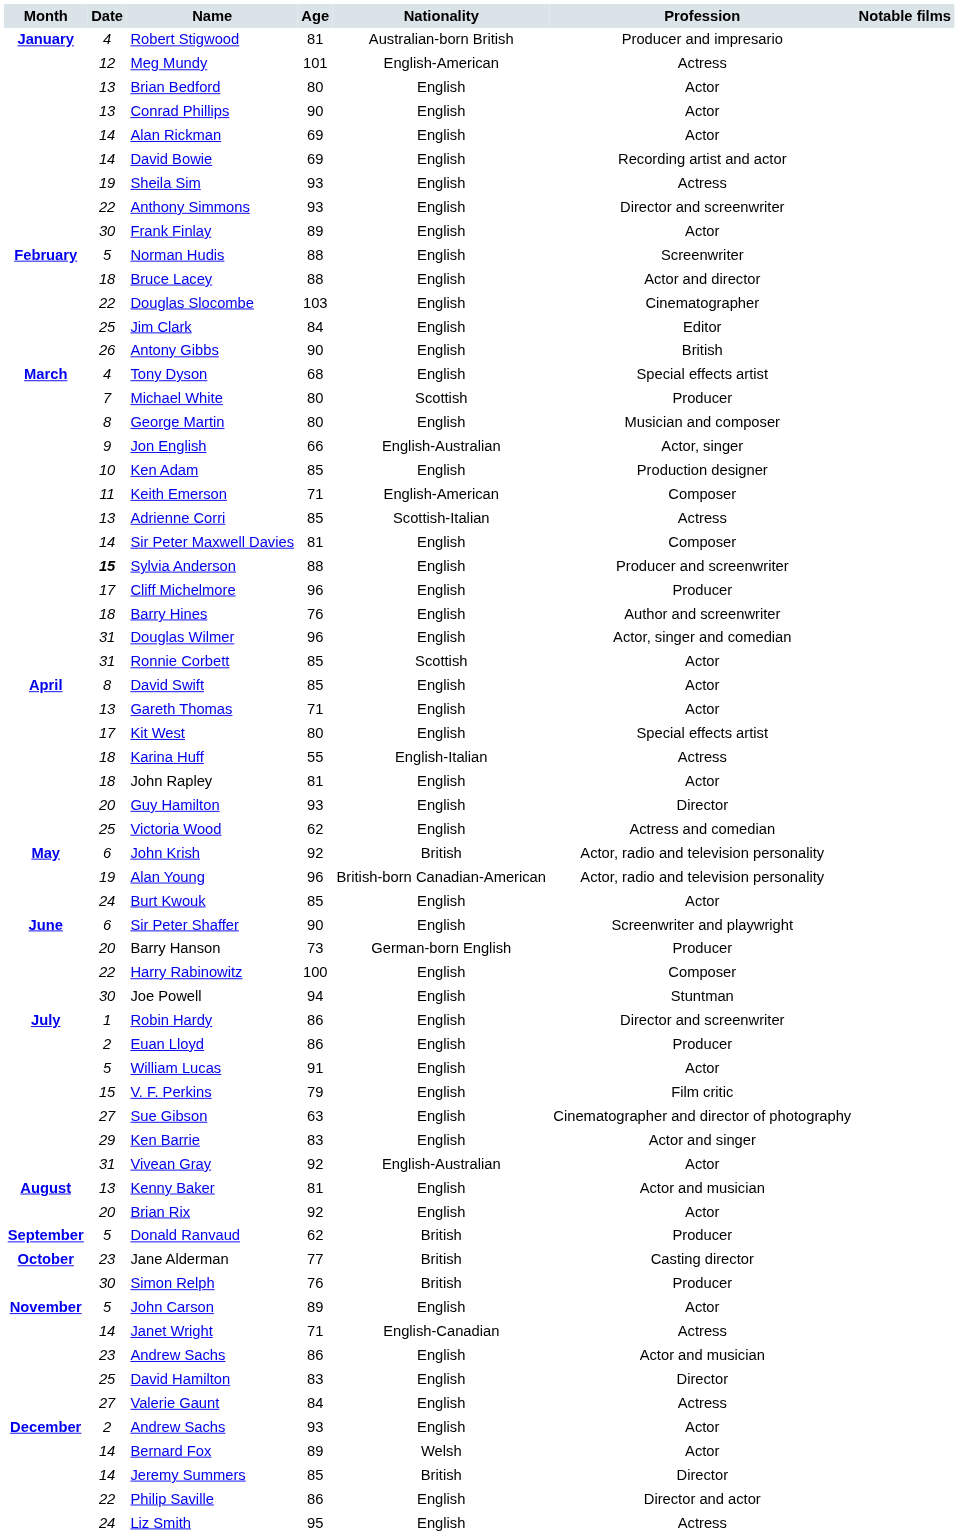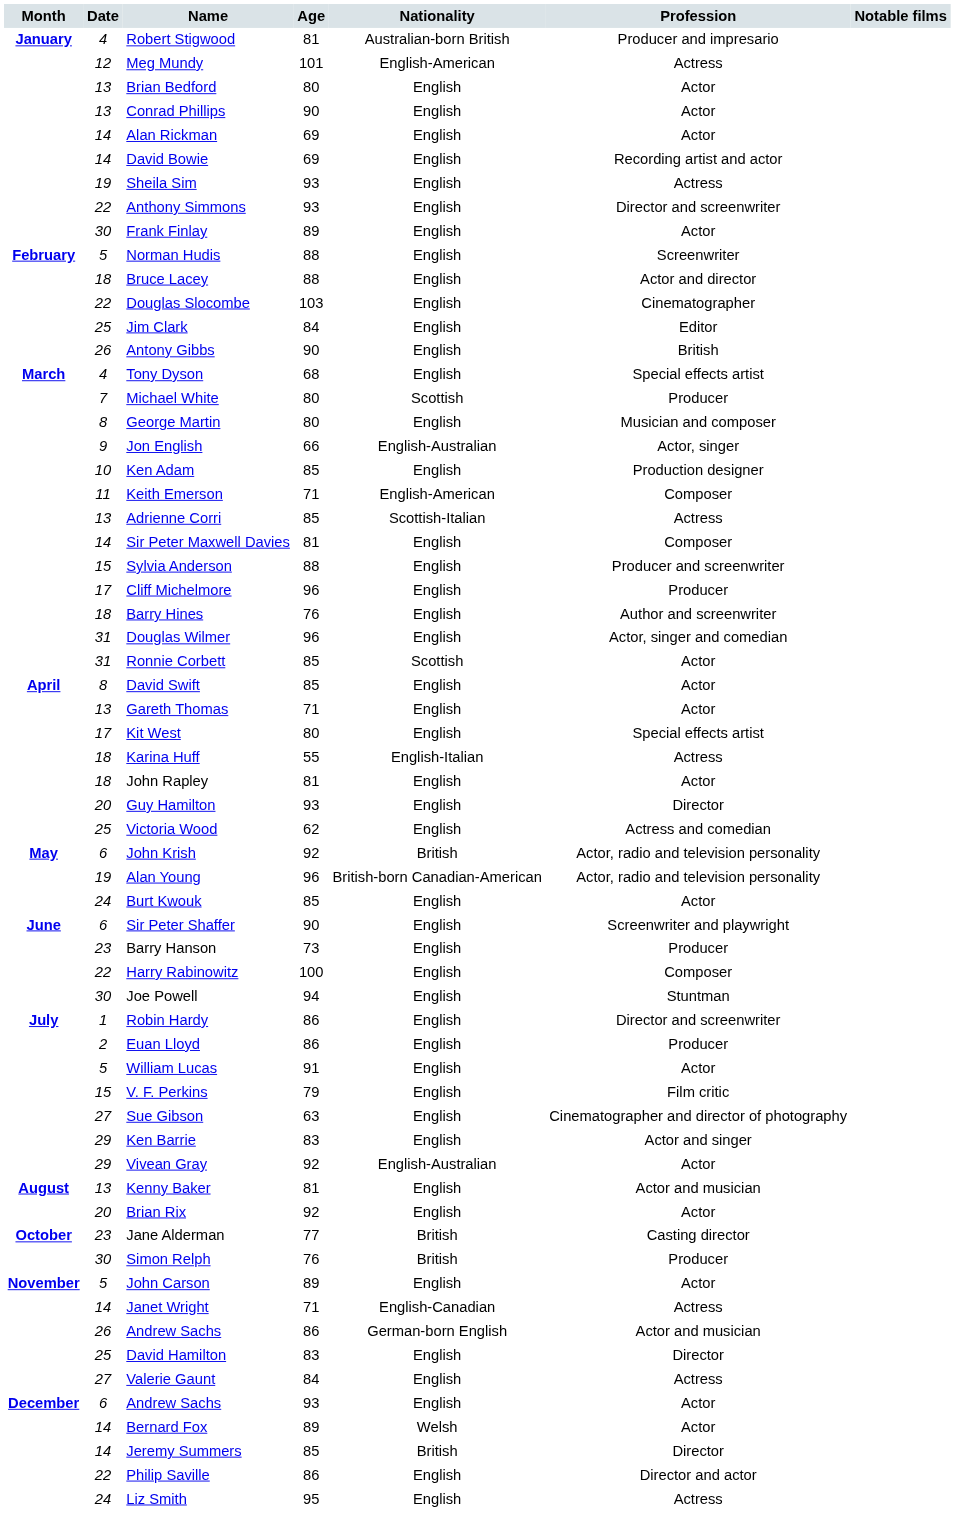(107, 566) bold -> (103, 566) normal
(107, 948) 20 -> (103, 948) 23
(441, 948) German-born English -> (437, 948) English
(107, 1164) 31 -> (103, 1164) 29
- row: (185, 1235)
(107, 1355) 23 -> (103, 1331) 26
(441, 1355) English -> (437, 1331) German-born English
(107, 1427) 2 -> (103, 1403) 6
